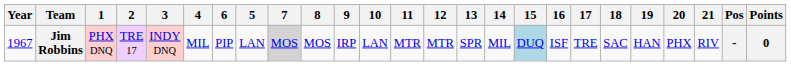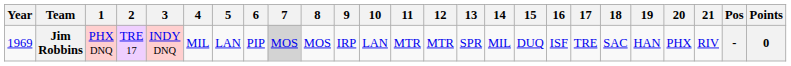columns swapped: (252, 15) <-> (224, 15)
(20, 43) 1967 -> (20, 43) 1969
(530, 43) lightblue background -> (530, 43) no background
